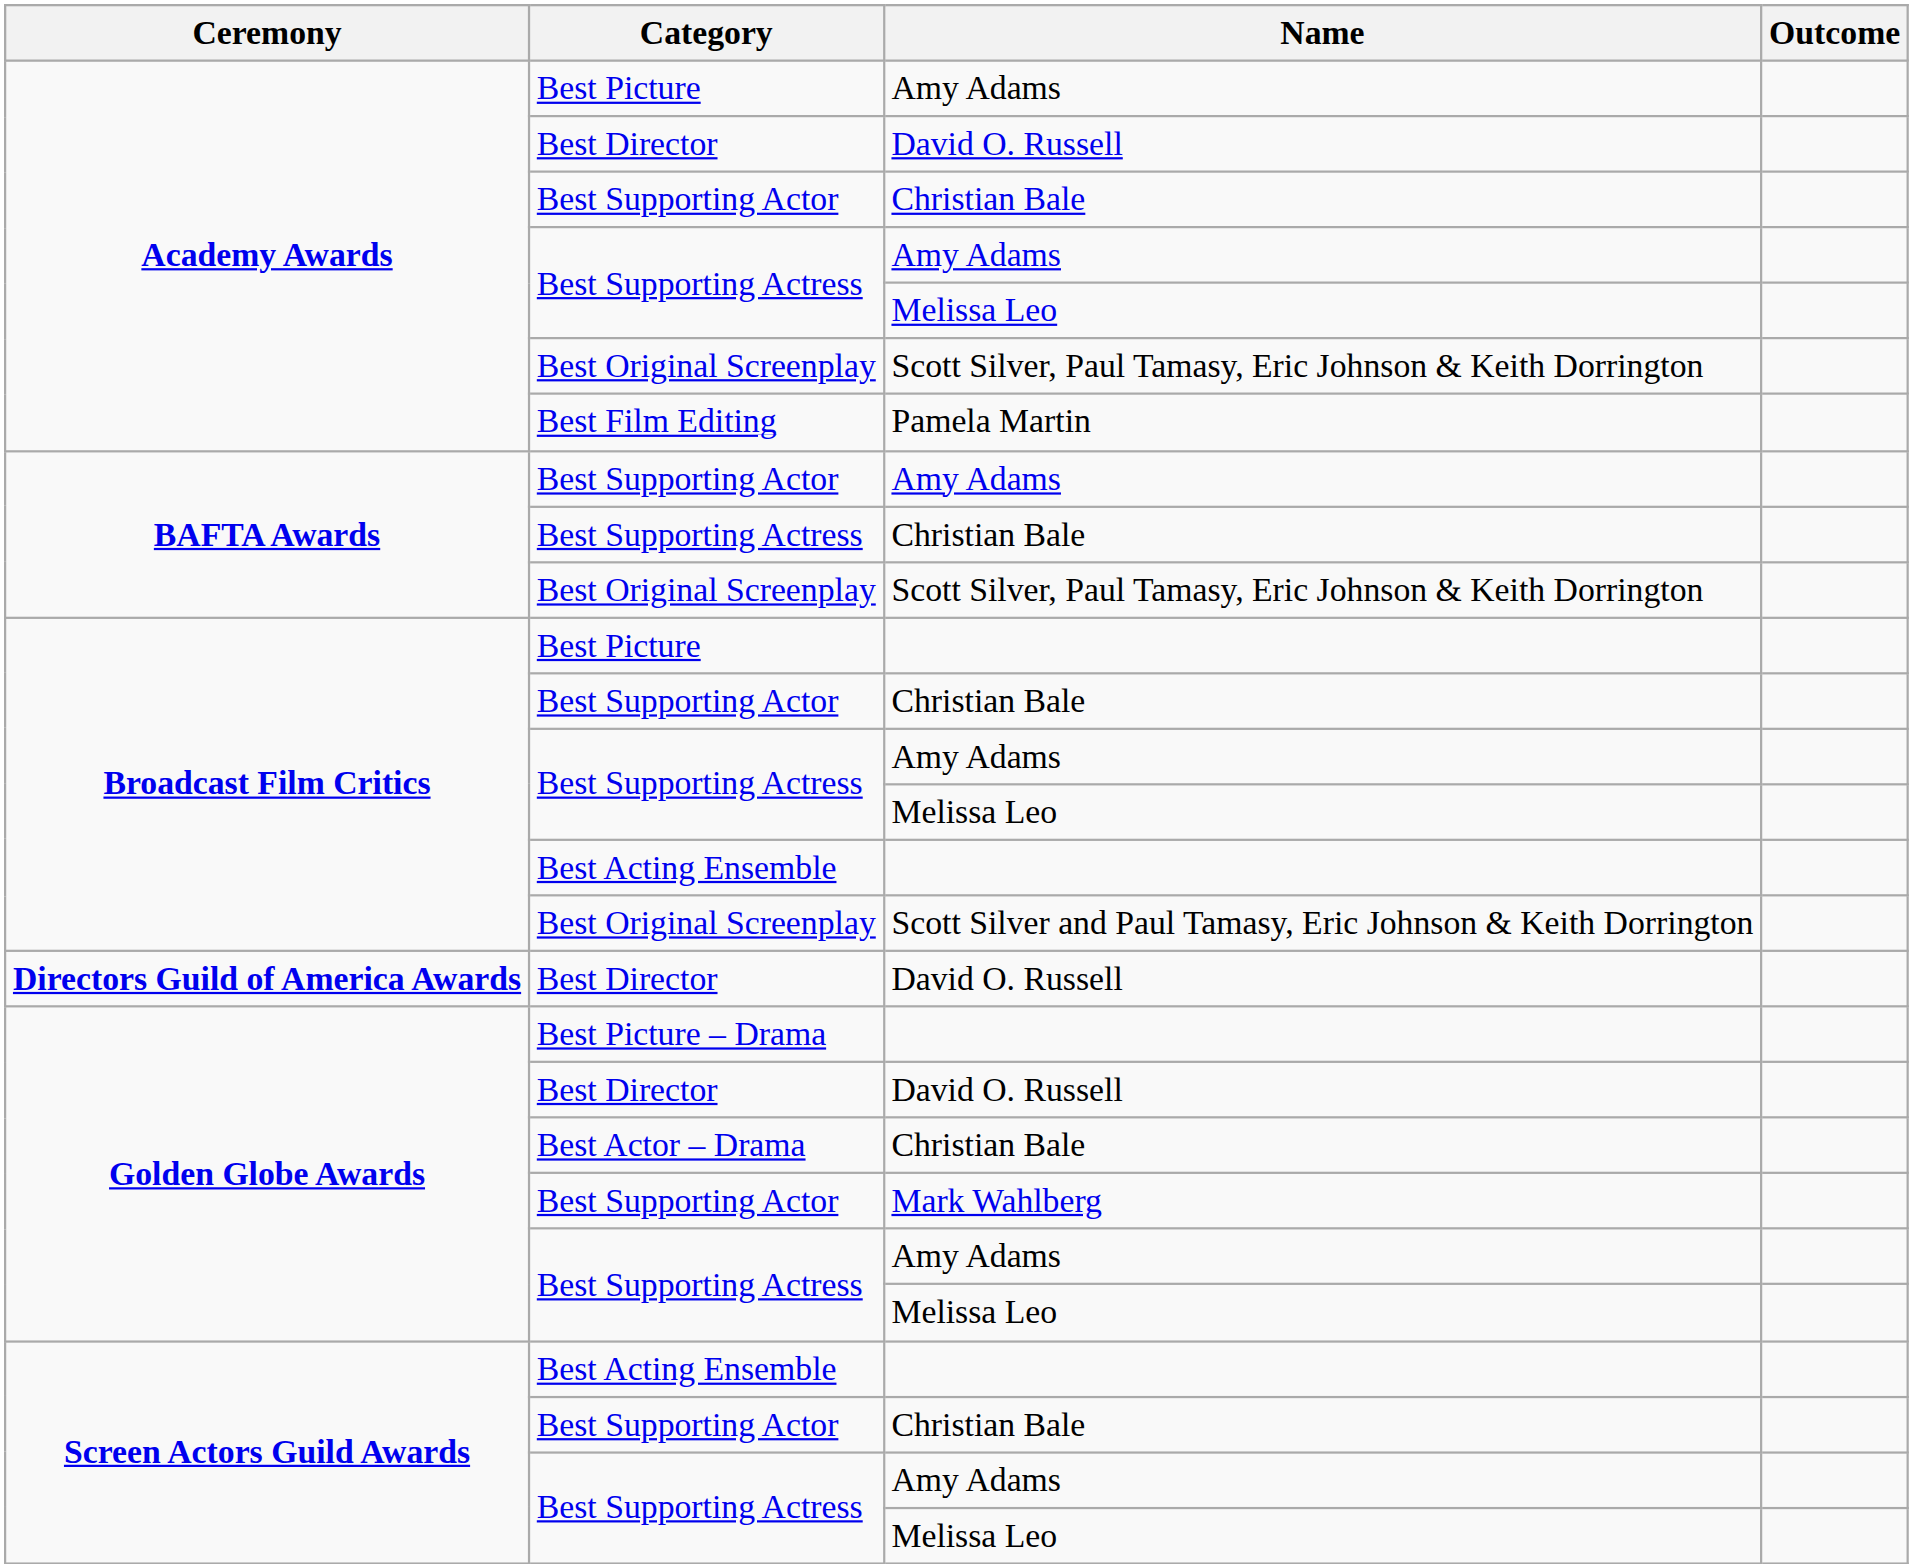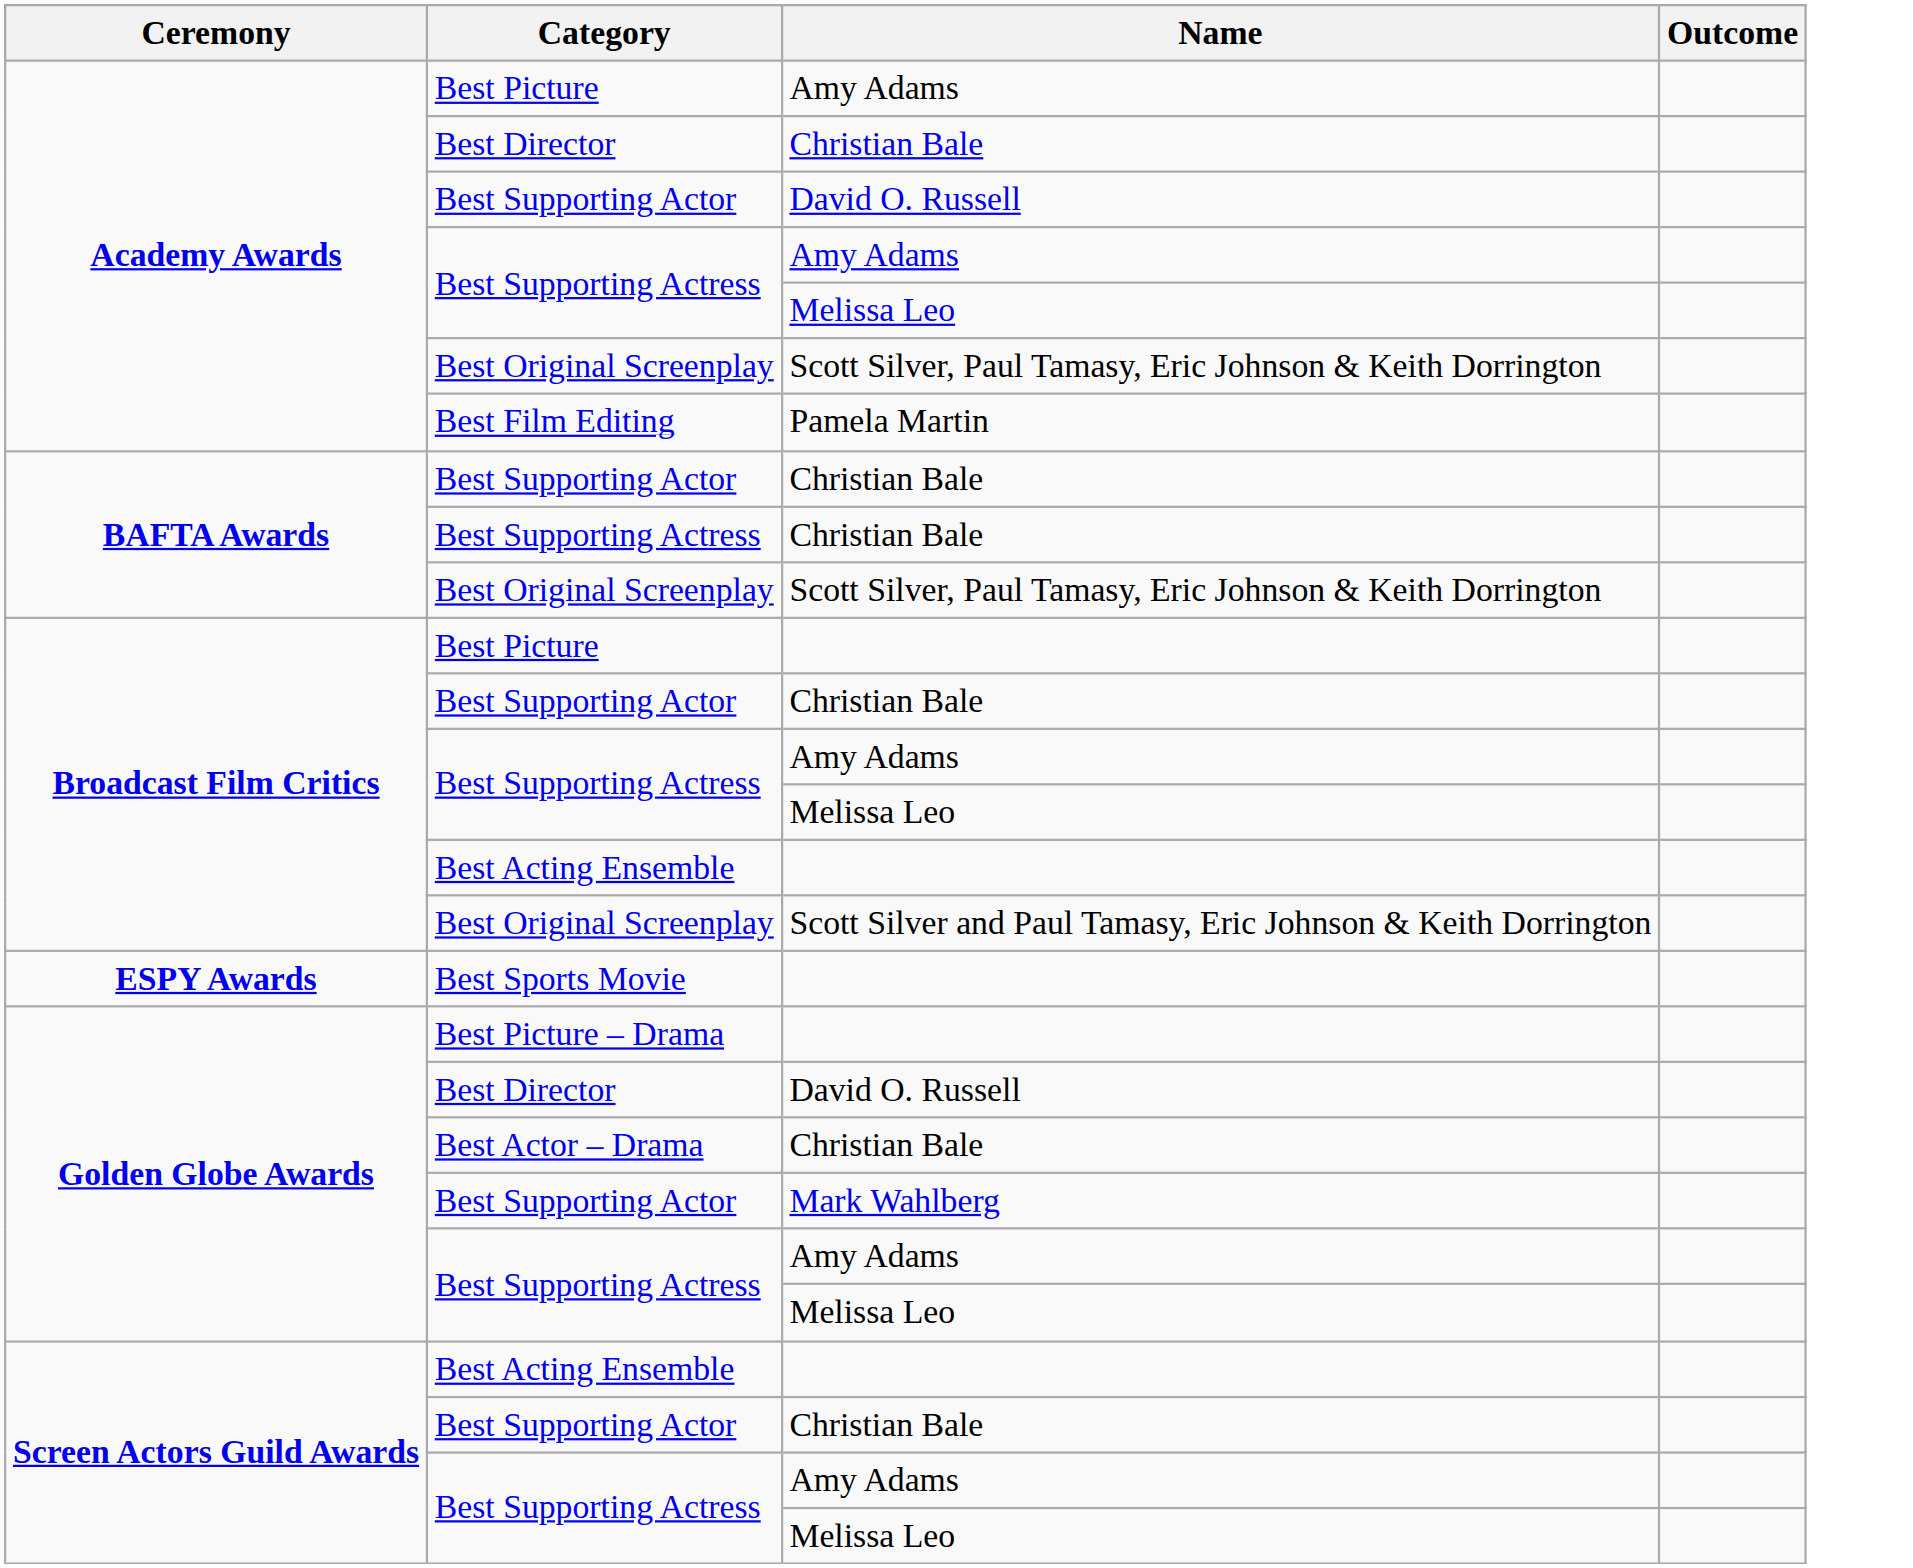(1007, 143) David O. Russell -> (886, 143) Christian Bale
(988, 199) Christian Bale -> (905, 199) David O. Russell
(976, 477) Amy Adams -> (886, 477) Christian Bale
- row: (267, 978)
+ row: (216, 978)
